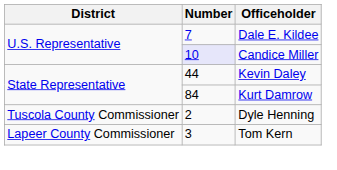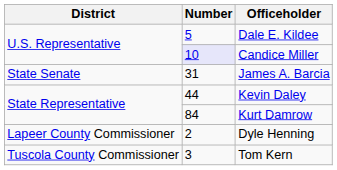(188, 34) 7 -> (188, 34) 5
+ row: (284, 74)
(93, 114) Tuscola County Commissioner -> (91, 134) Lapeer County Commissioner
(91, 134) Lapeer County Commissioner -> (93, 154) Tuscola County Commissioner
